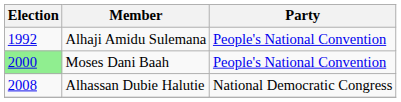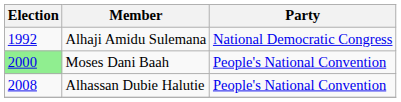(300, 39) People's National Convention -> (303, 39) National Democratic Congress
(303, 85) National Democratic Congress -> (300, 85) People's National Convention
